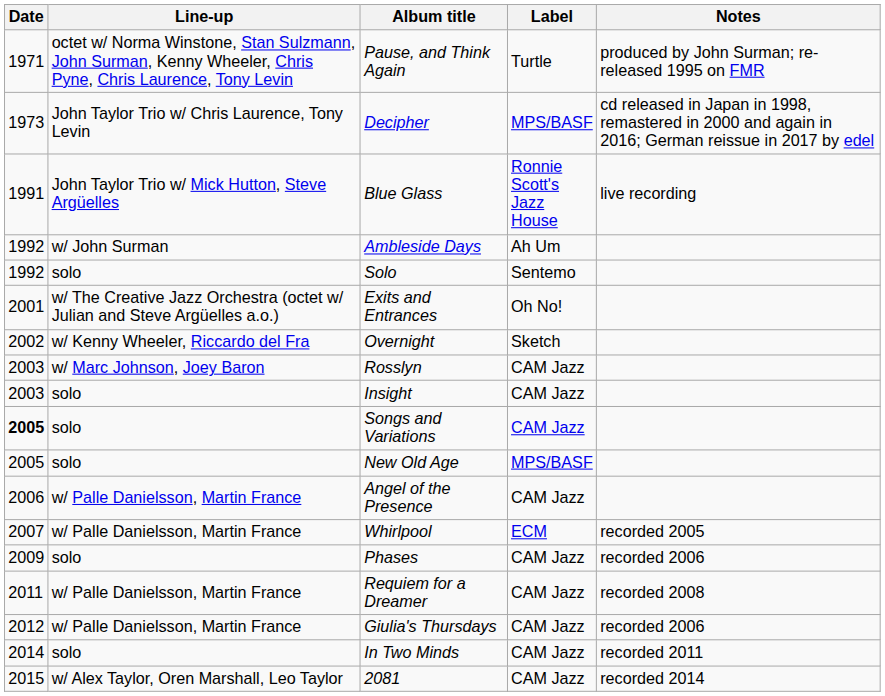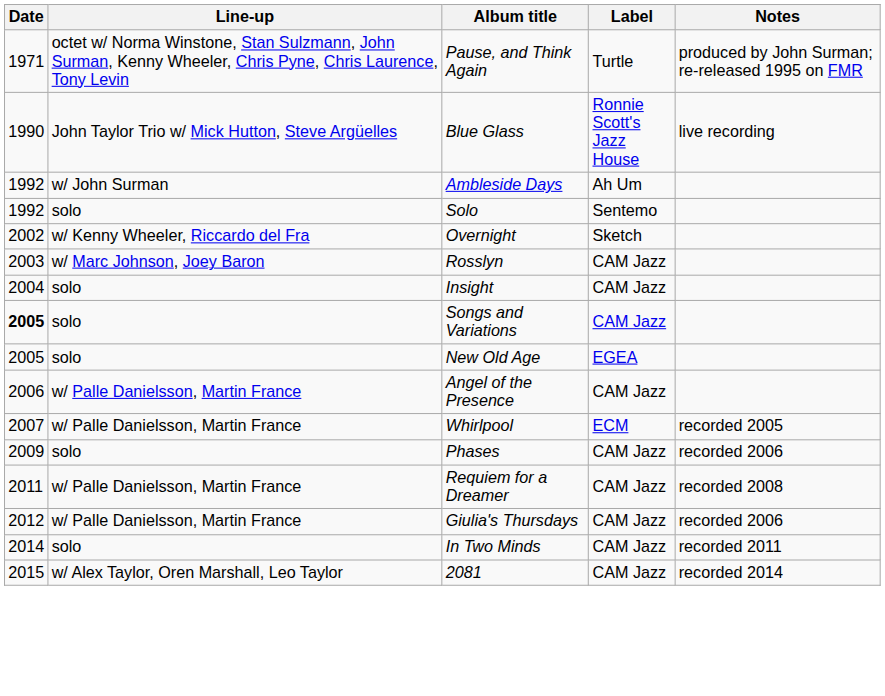- row: (397, 123)
(26, 194) 1991 -> (26, 132) 1990
- row: (401, 307)
(26, 393) 2003 -> (26, 287) 2004
(552, 462) MPS/BASF -> (615, 357) EGEA
